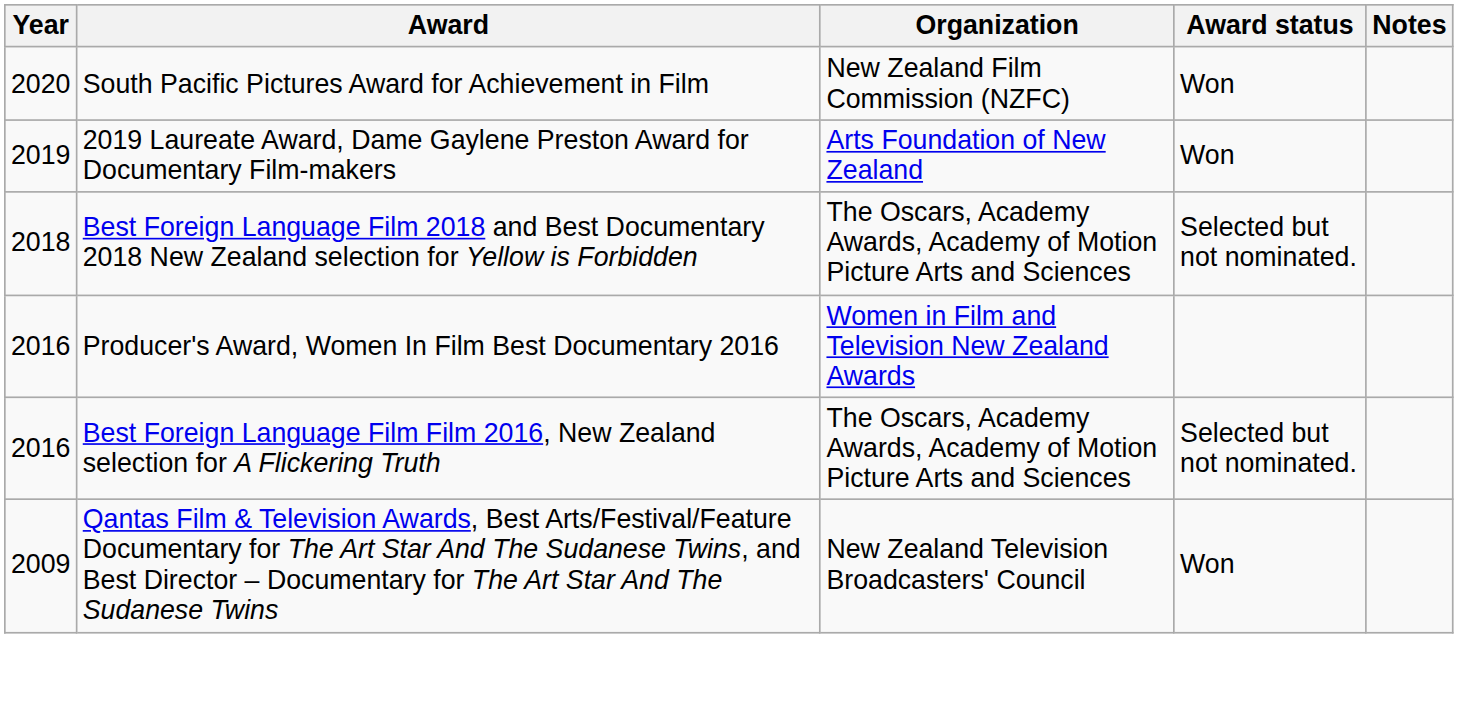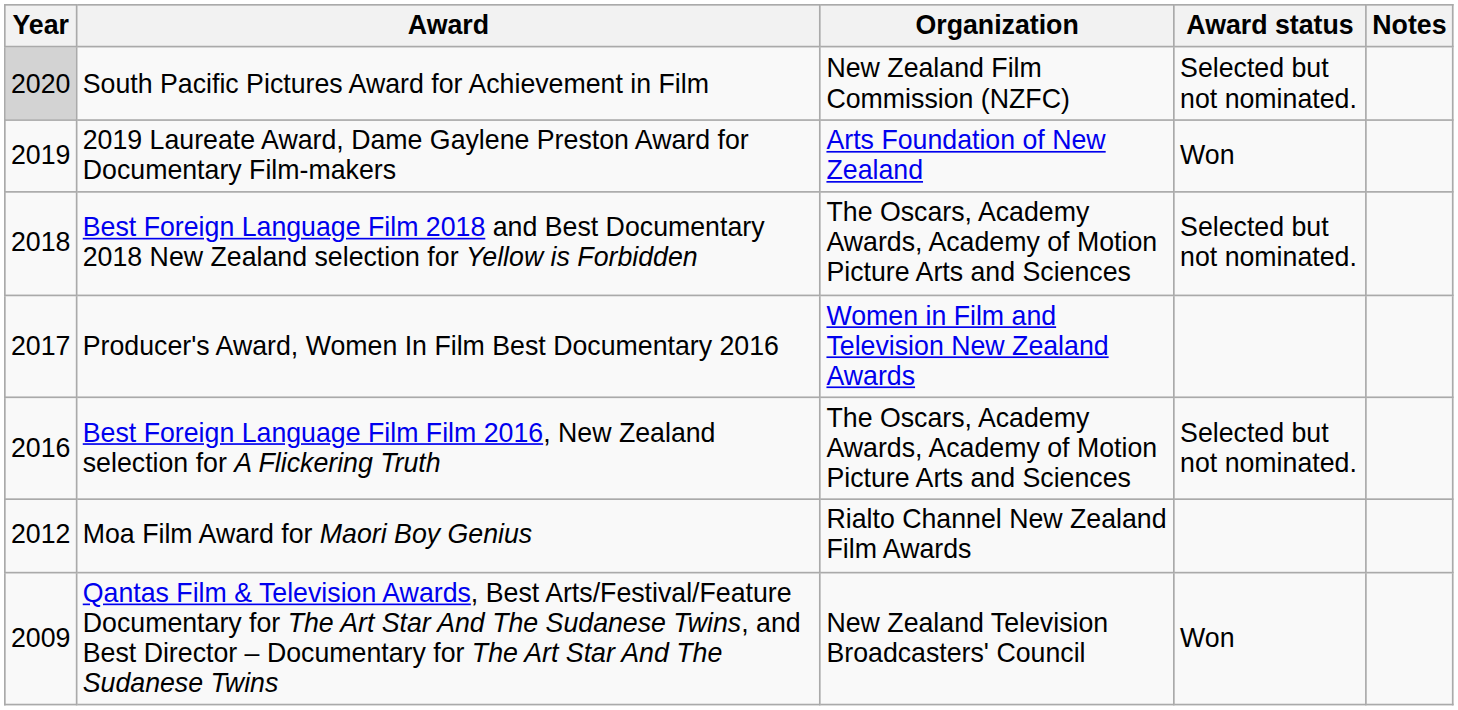(41, 83) no background -> (41, 83) lightgrey background
(1207, 83) Won -> (1268, 83) Selected but not nominated.
(41, 345) 2016 -> (41, 345) 2017
+ row: (307, 535)
